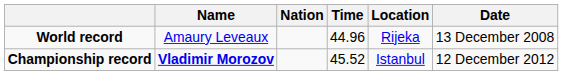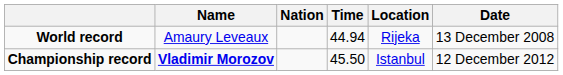(348, 37) 44.96 -> (348, 37) 44.94
(348, 59) 45.52 -> (348, 59) 45.50
